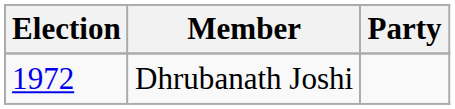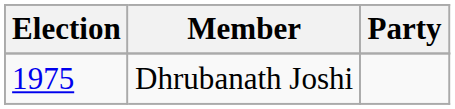(43, 78) 1972 -> (43, 78) 1975
